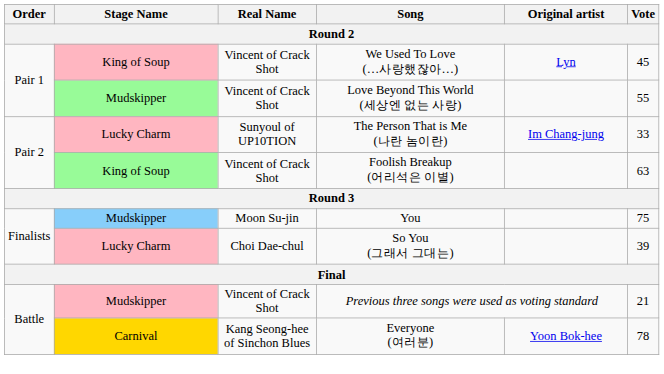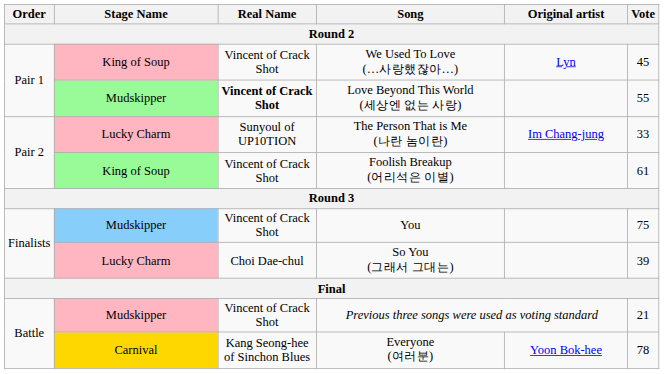(267, 98) normal -> (267, 98) bold
(643, 170) 63 -> (643, 170) 61
(267, 218) Moon Su-jin -> (267, 225) Vincent of Crack Shot
